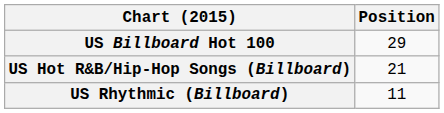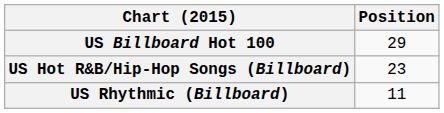(397, 69) 21 -> (397, 69) 23
